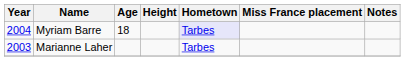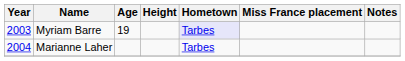(19, 30) 2004 -> (19, 30) 2003
(123, 30) 18 -> (123, 30) 19
(19, 47) 2003 -> (19, 47) 2004
